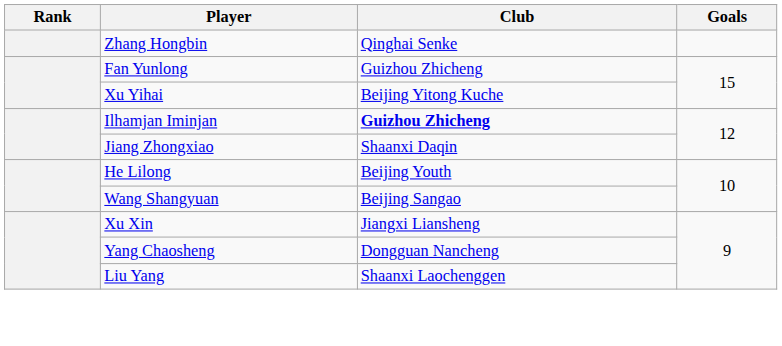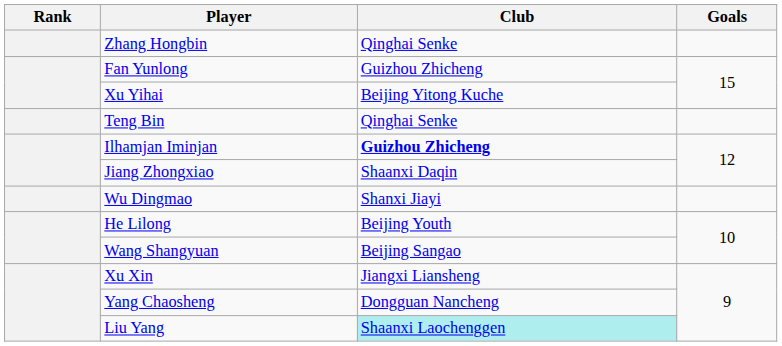+ row: (134, 120)
+ row: (148, 198)
(433, 276) no background -> (433, 328) paleturquoise background
